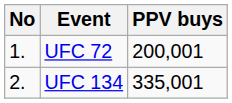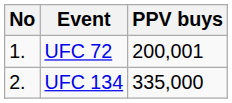(168, 82) 335,001 -> (168, 82) 335,000
